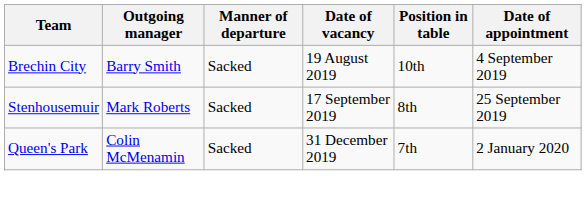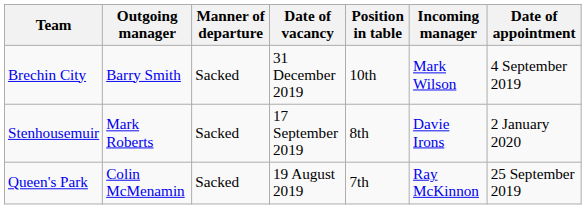+ column: (448, 25)
(337, 66) 19 August 2019 -> (304, 74) 31 December 2019
(518, 107) 25 September 2019 -> (520, 133) 2 January 2020
(347, 148) 31 December 2019 -> (304, 182) 19 August 2019
(523, 148) 2 January 2020 -> (533, 182) 25 September 2019
